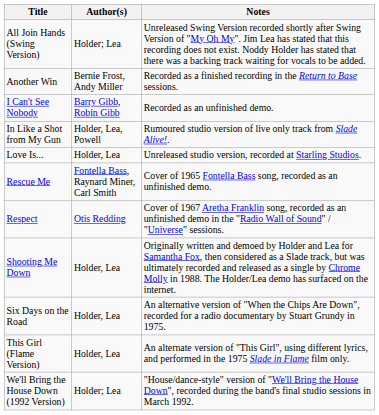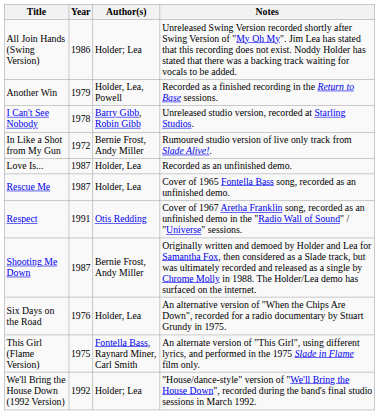+ column: (81, 12)
(99, 81) Bernie Frost, Andy Miller -> (119, 92) Holder, Lea, Powell
(209, 108) Recorded as an unfinished demo. -> (254, 119) Unreleased studio version, recorded at Starling Studios.
(98, 134) Holder, Lea, Powell -> (120, 145) Bernie Frost, Andy Miller
(252, 155) Unreleased studio version, recorded at Starling Studios. -> (227, 166) Recorded as an unfinished demo.
(105, 181) Fontella Bass, Raynard Miner, Carl Smith -> (118, 187) Holder, Lea
(97, 267) Holder, Lea -> (120, 267) Bernie Frost, Andy Miller
(97, 353) Holder, Lea -> (126, 353) Fontella Bass, Raynard Miner, Carl Smith
